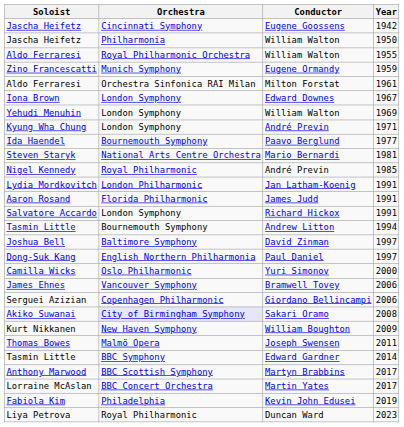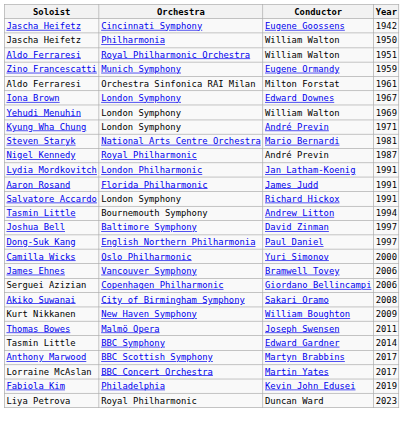(386, 55) 1955 -> (386, 55) 1951
- row: (36, 141)
(386, 170) 1985 -> (386, 156) 1987
(173, 314) lavender background -> (173, 300) no background
